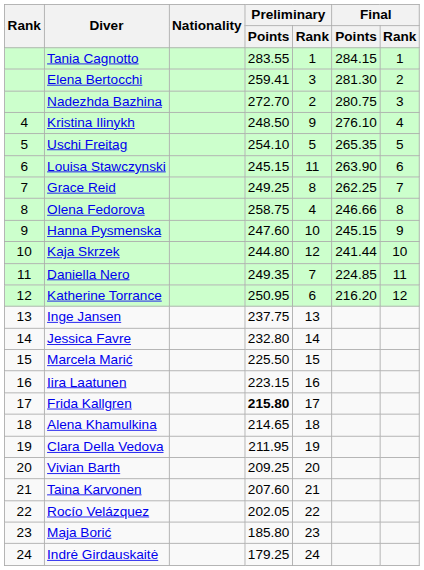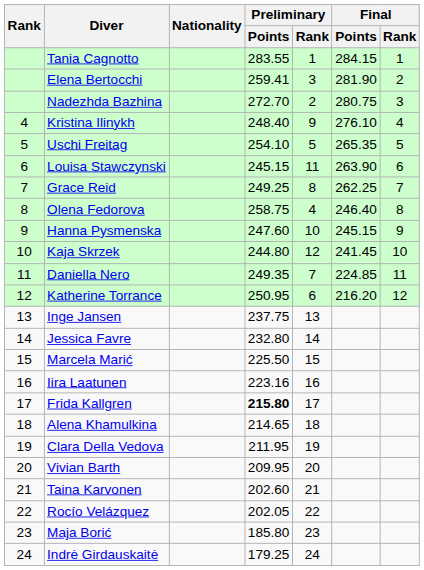(356, 79) 281.30 -> (356, 79) 281.90
(269, 123) 248.50 -> (269, 123) 248.40
(356, 209) 246.66 -> (356, 209) 246.40
(356, 252) 241.44 -> (356, 252) 241.45
(269, 381) 223.15 -> (269, 381) 223.16
(269, 468) 209.25 -> (269, 468) 209.95
(269, 489) 207.60 -> (269, 489) 202.60
